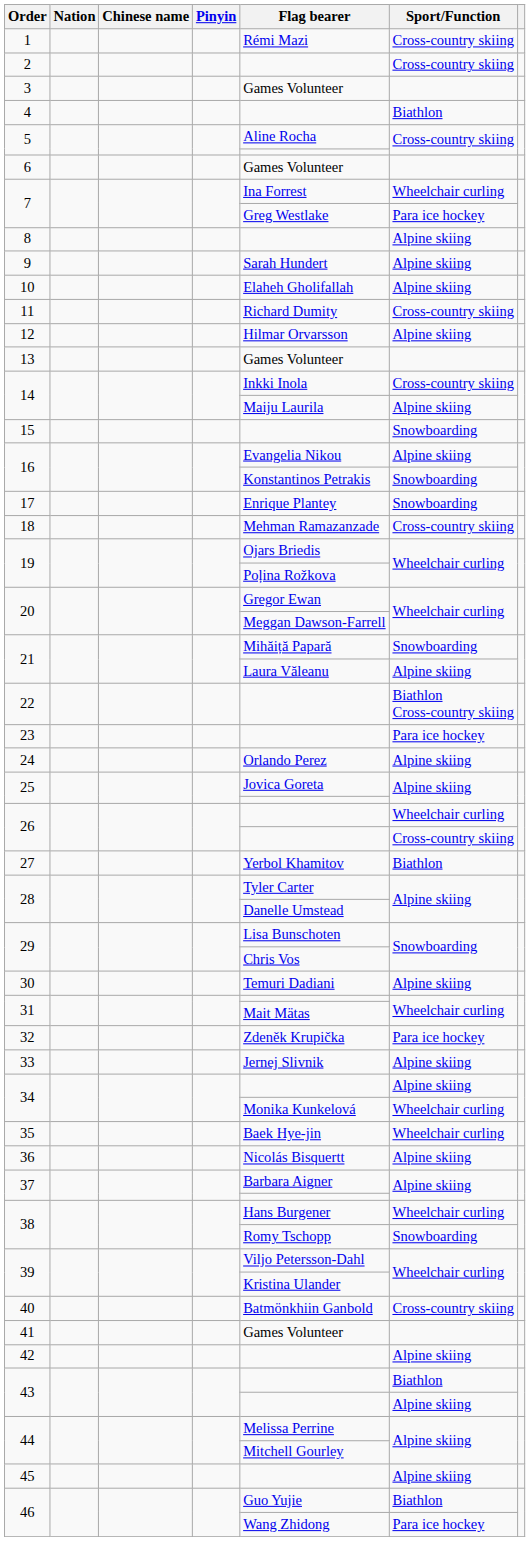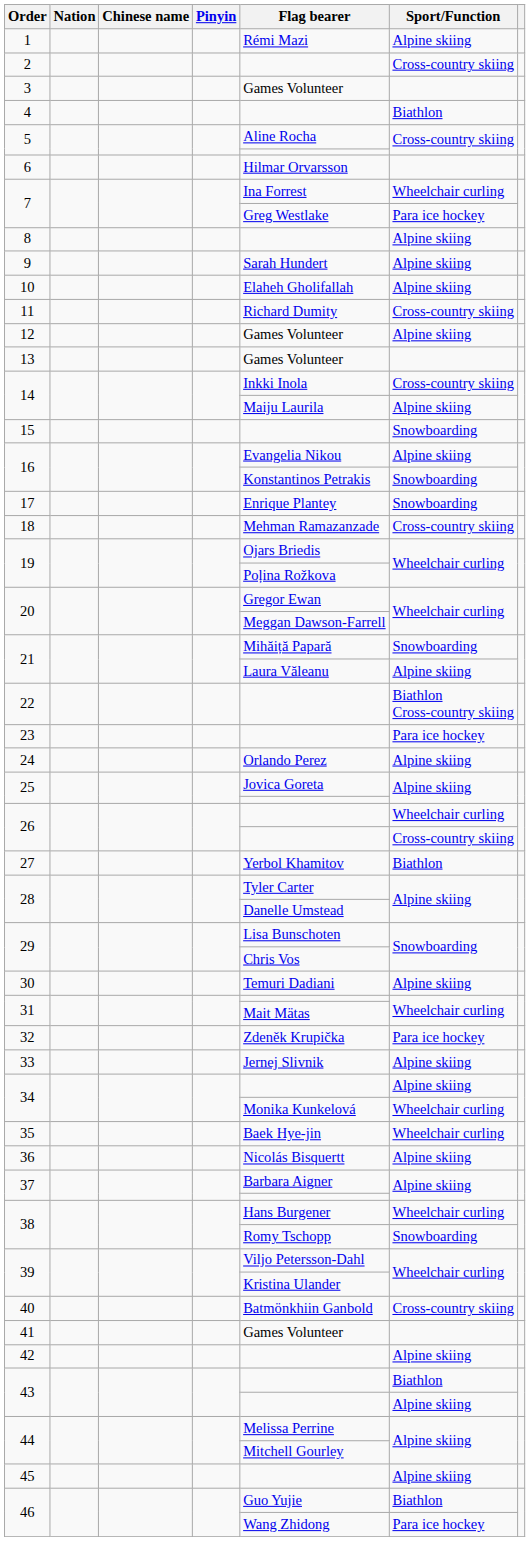(453, 40) Cross-country skiing -> (432, 40) Alpine skiing
(293, 167) Games Volunteer -> (295, 167) Hilmar Orvarsson
(295, 335) Hilmar Orvarsson -> (293, 335) Games Volunteer
